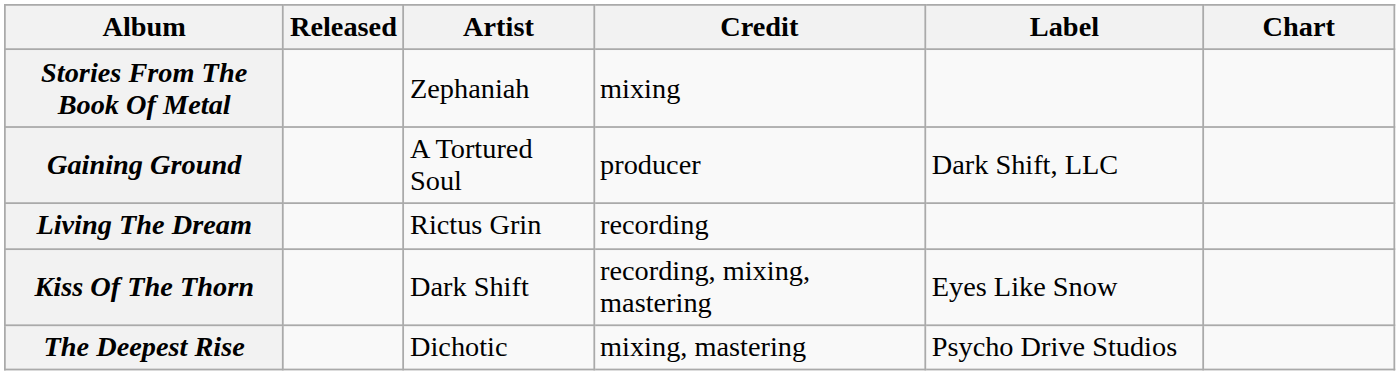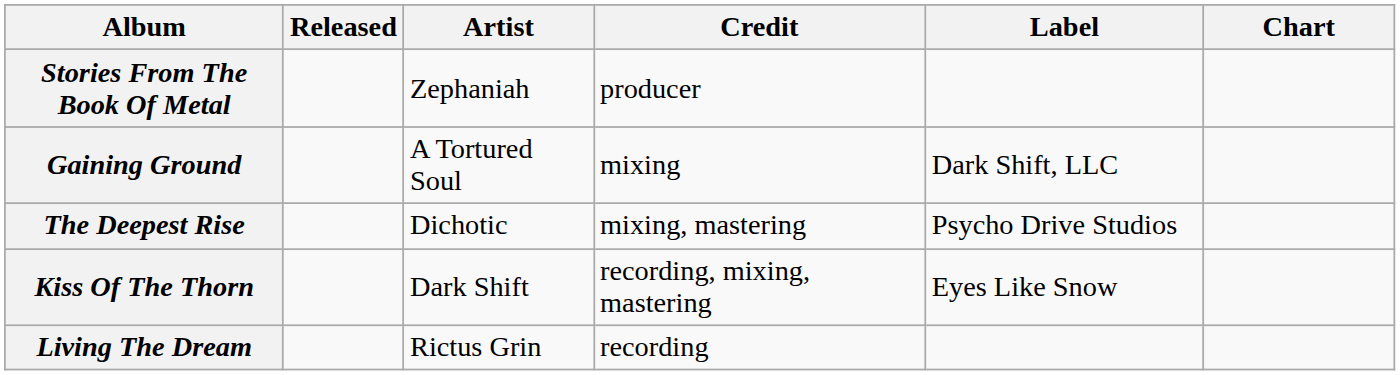(640, 87) mixing -> (650, 87) producer
(650, 164) producer -> (640, 164) mixing
rows swapped: (144, 347) <-> (144, 225)
